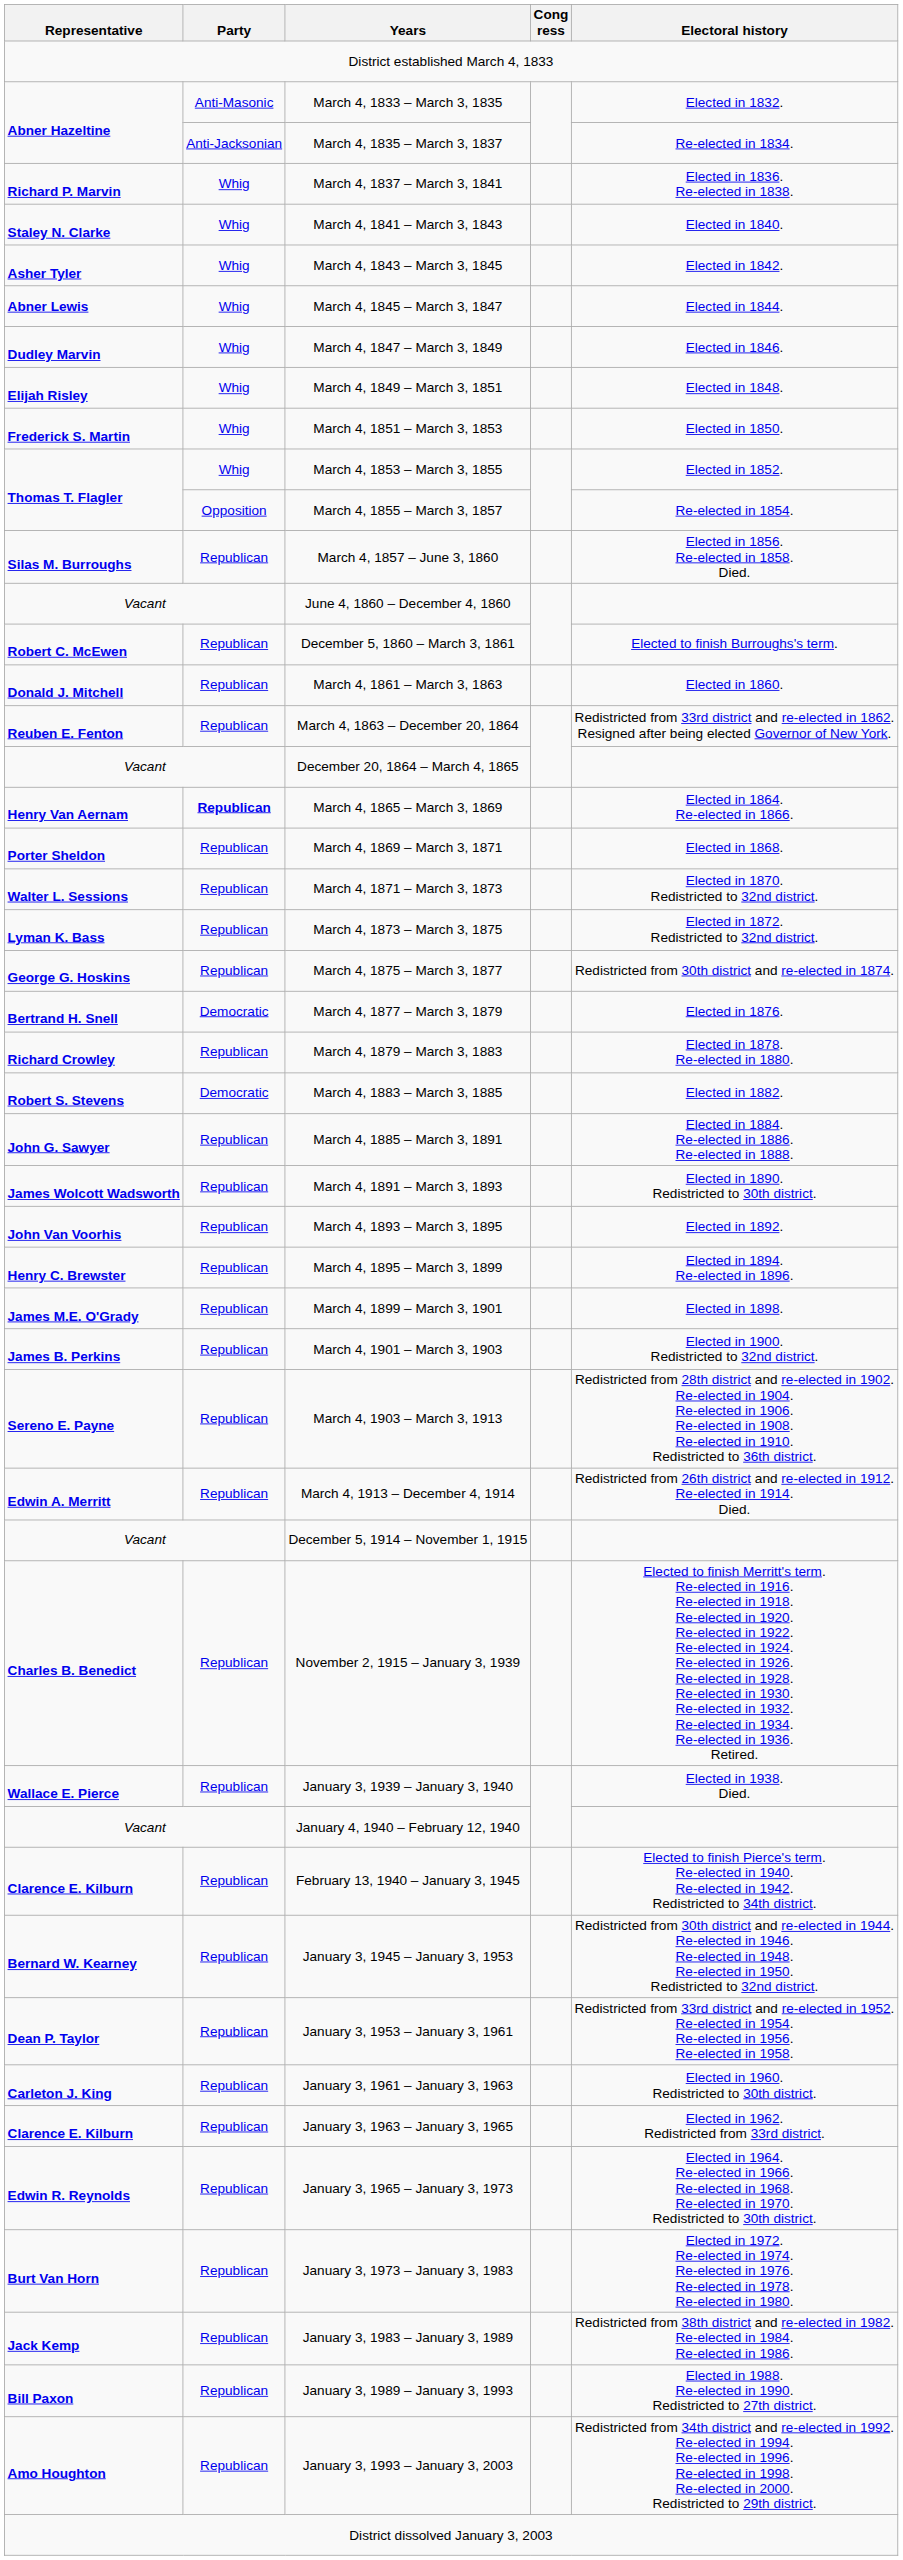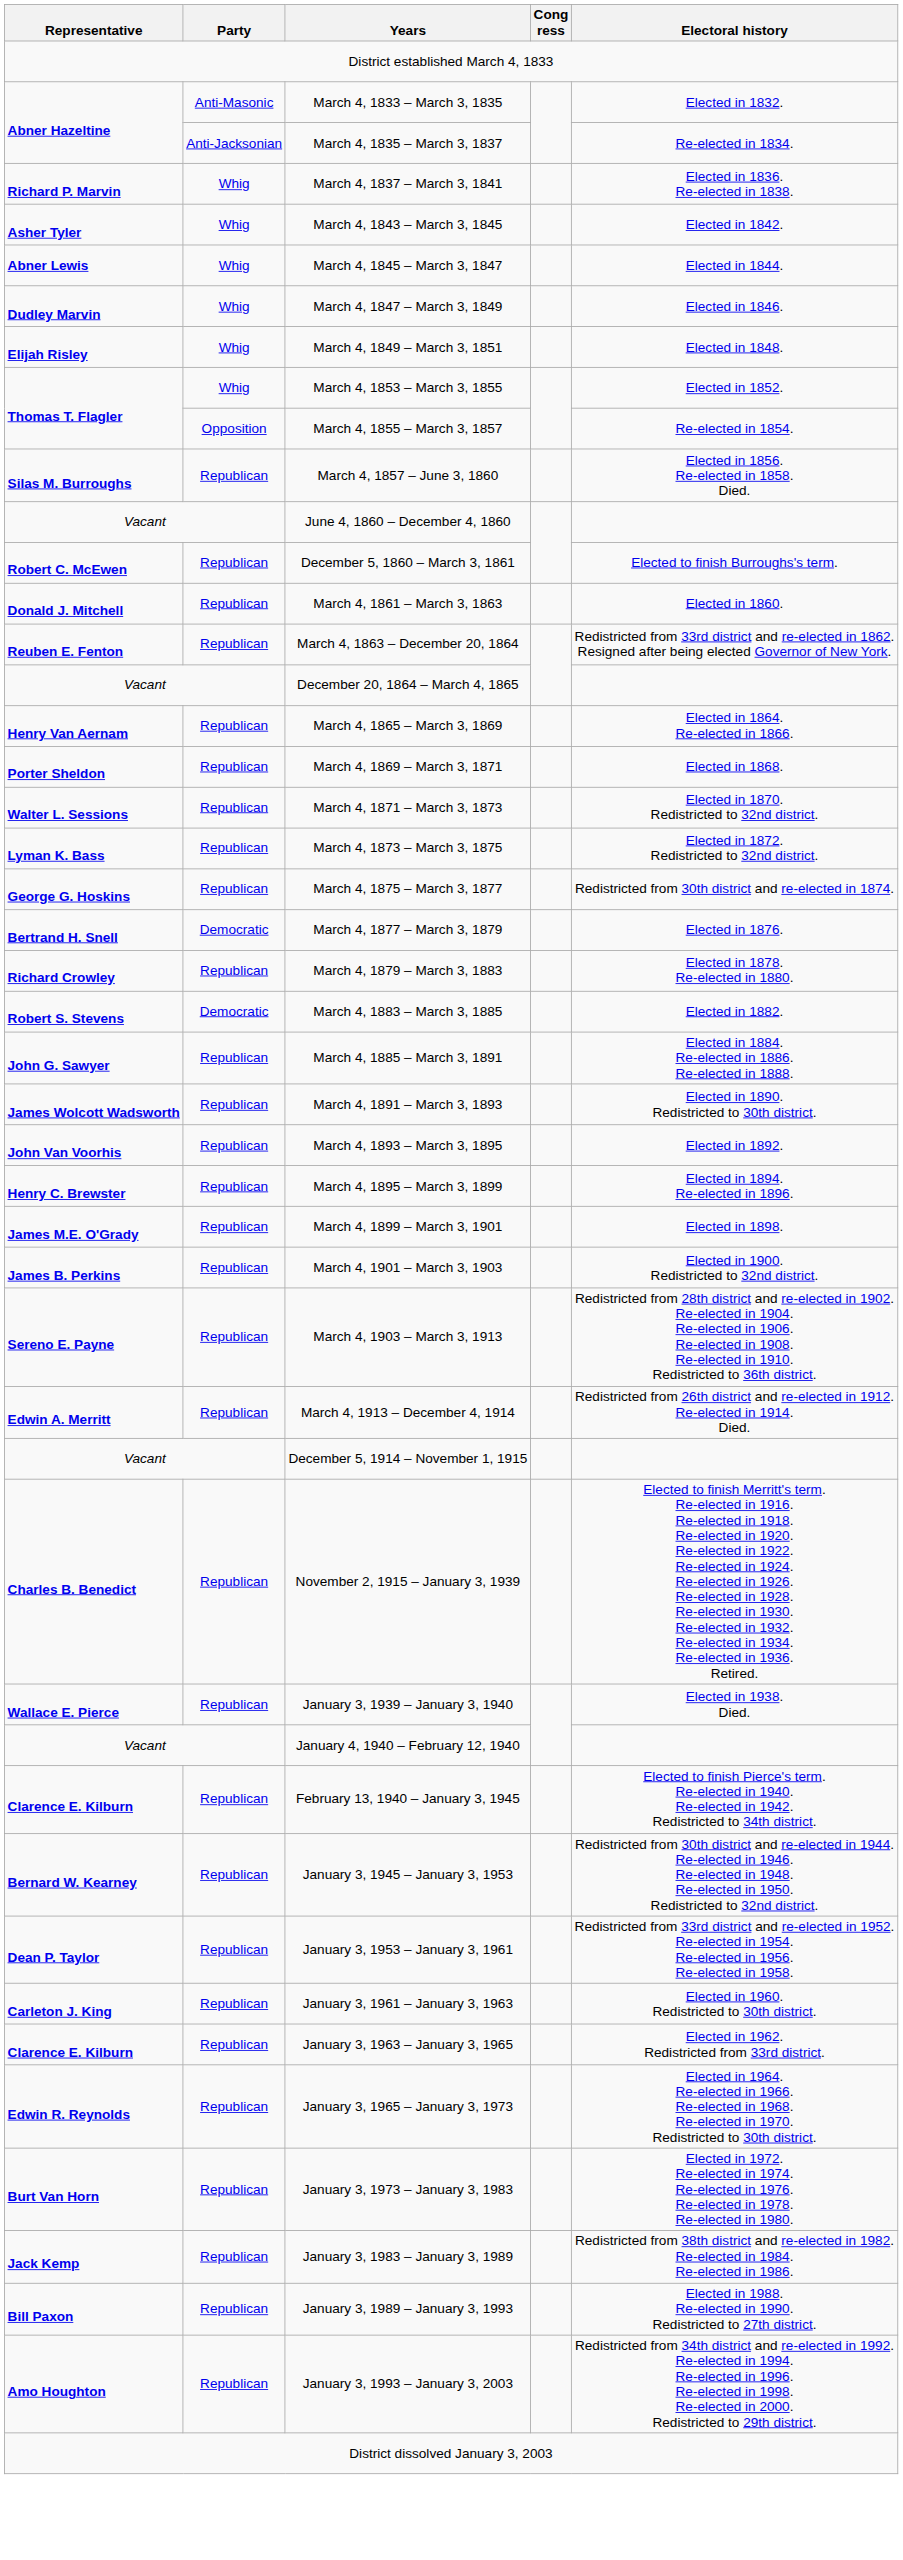- row: (408, 224)
- row: (408, 428)
(234, 807) bold -> (234, 725) normal
